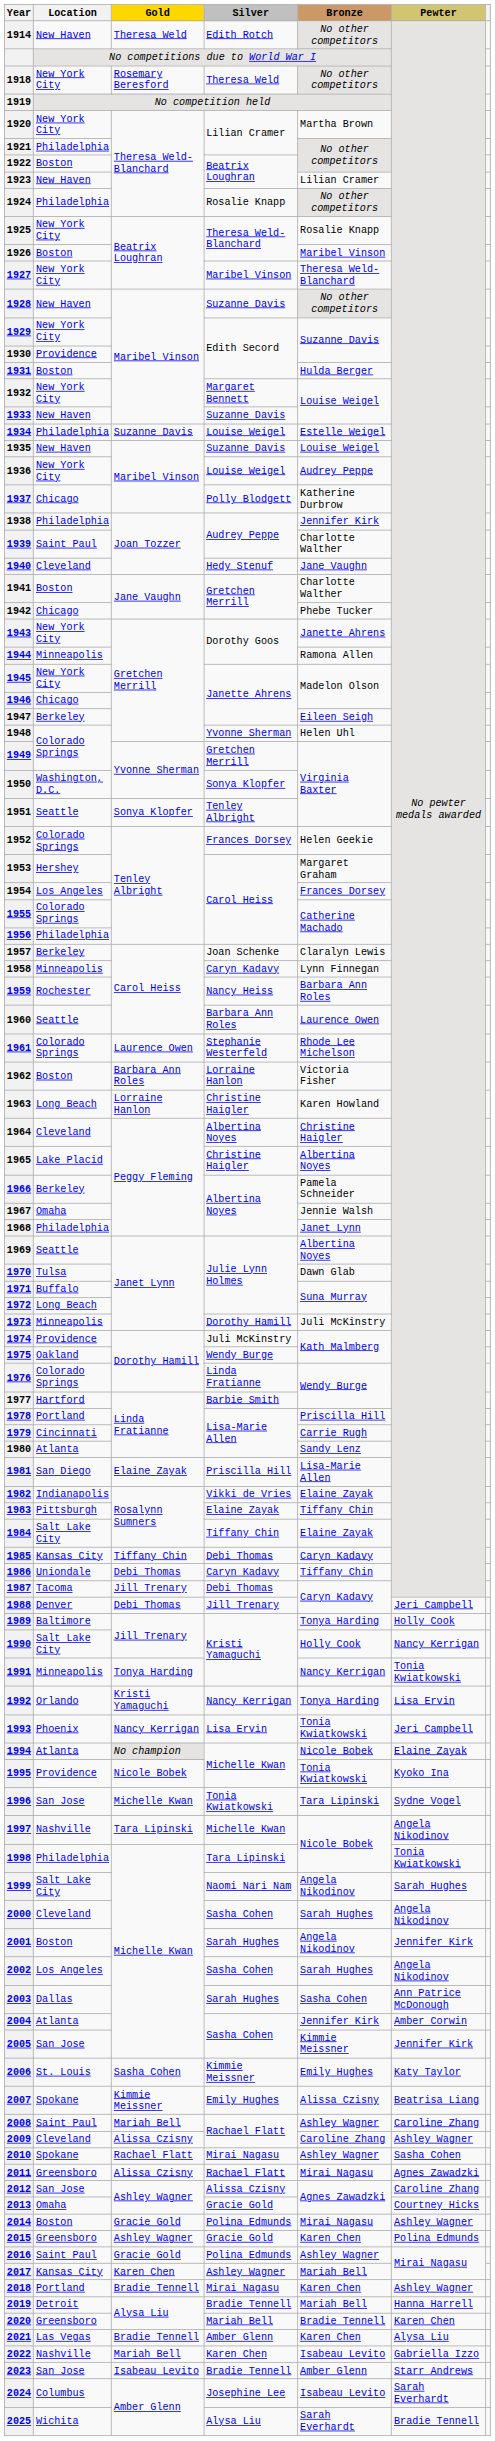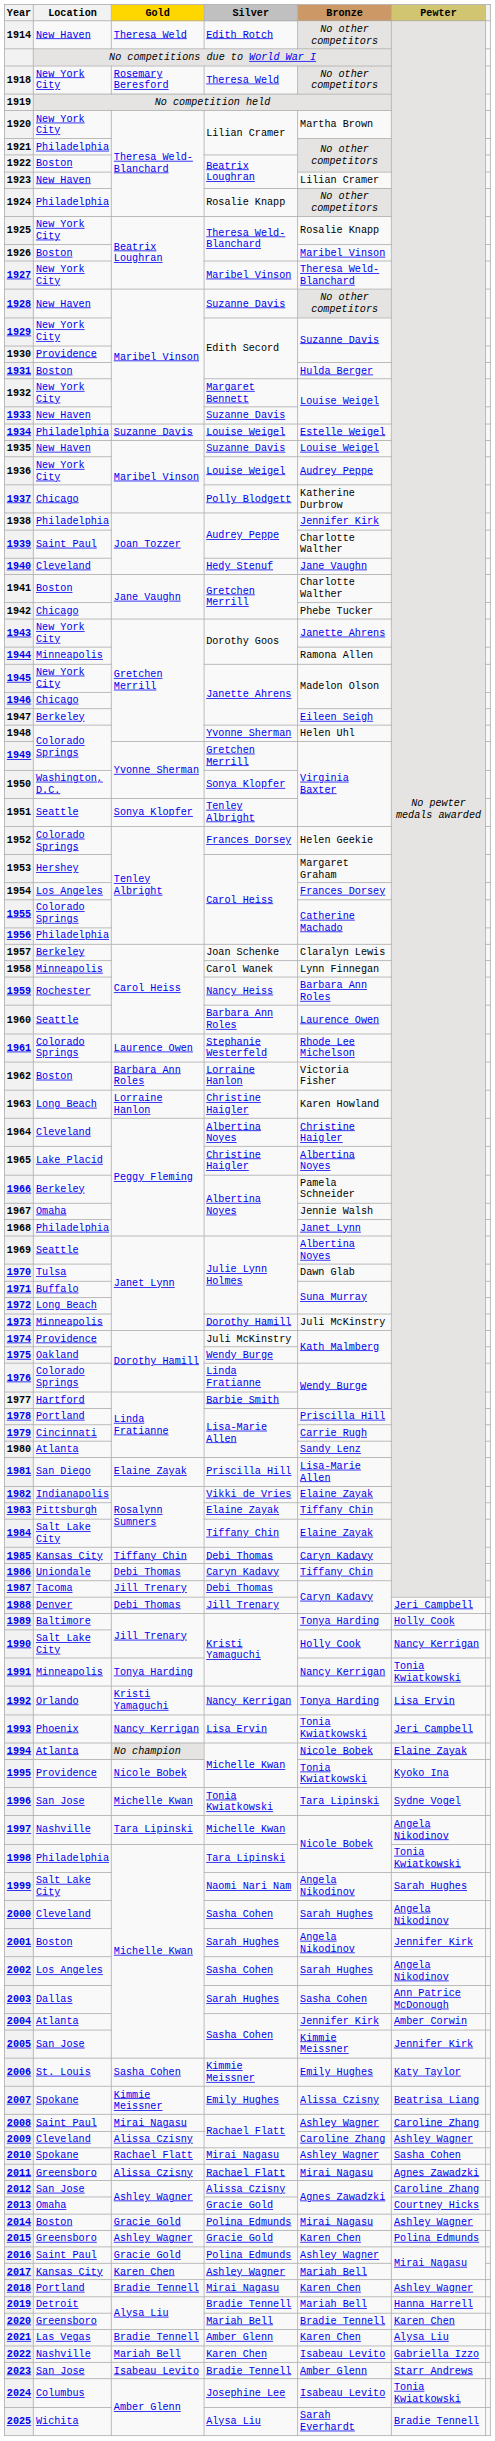(243, 969) Caryn Kadavy -> (240, 969) Carol Wanek
(147, 2123) Mariah Bell -> (150, 2123) Mirai Nagasu
(421, 2393) Sarah Everhardt -> (427, 2393) Tonia Kwiatkowski
